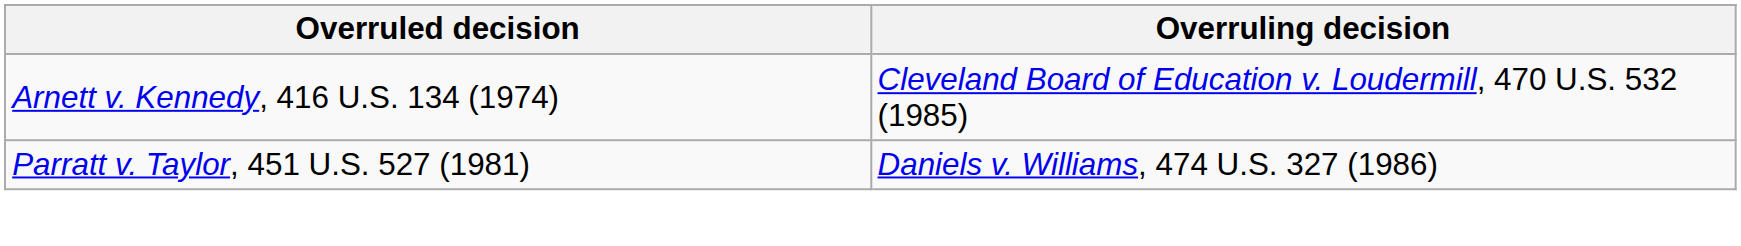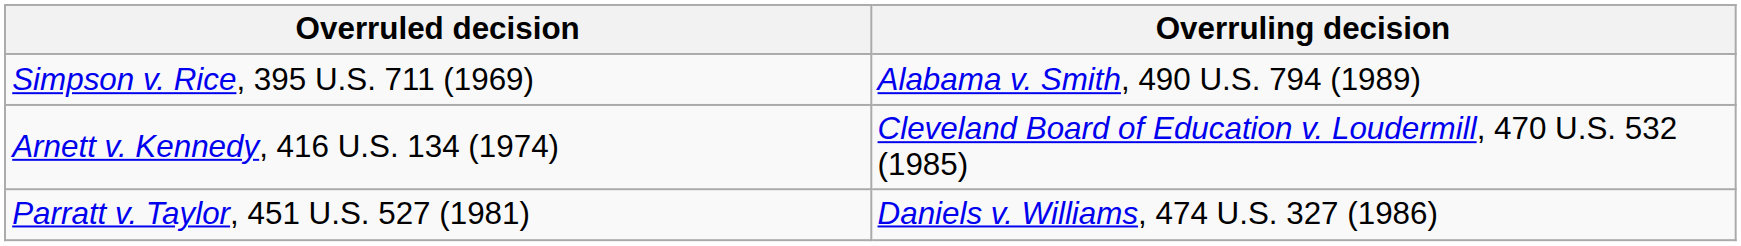+ row: (273, 79)
